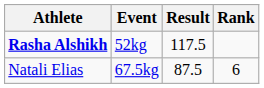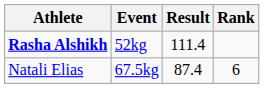(188, 44) 117.5 -> (188, 44) 111.4
(188, 70) 87.5 -> (188, 70) 87.4
